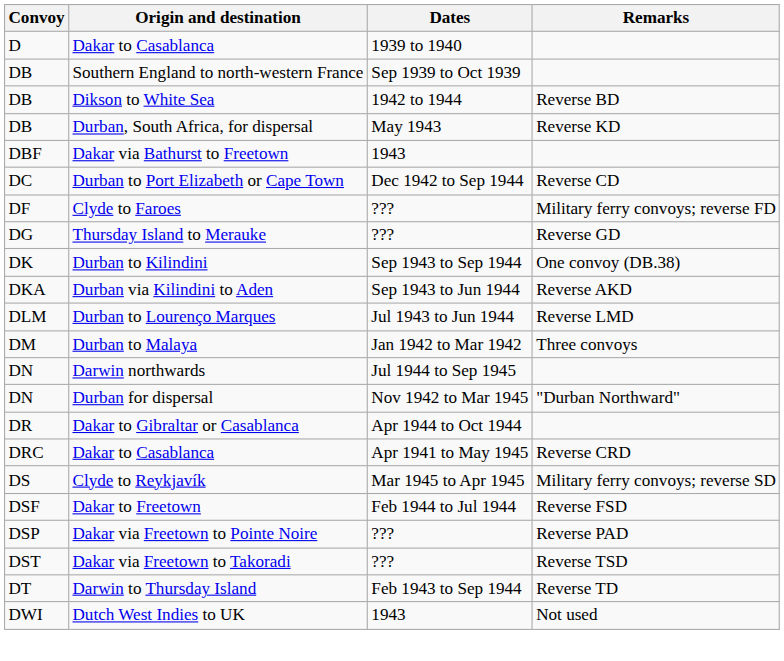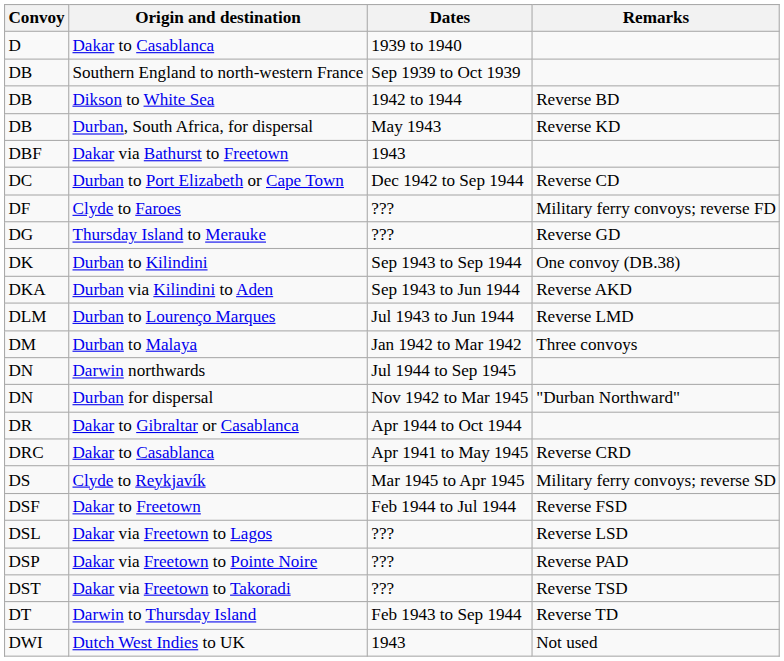+ row: (25, 533)
